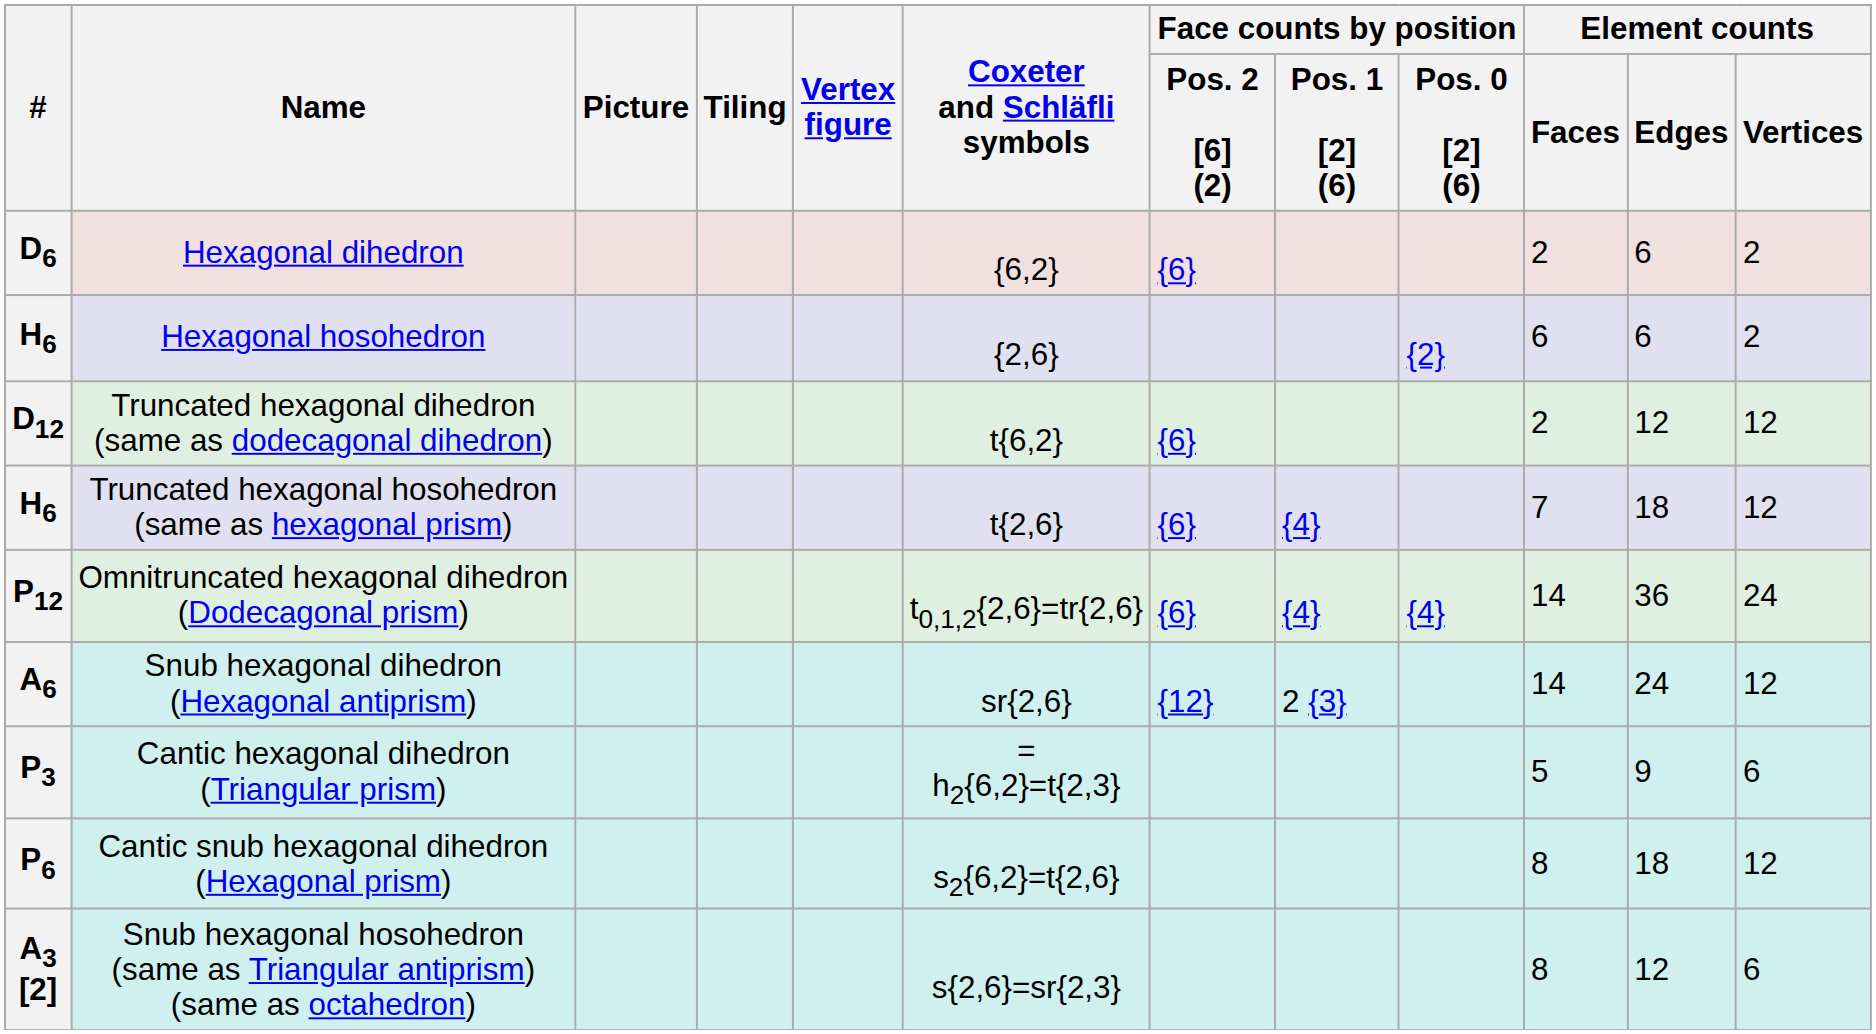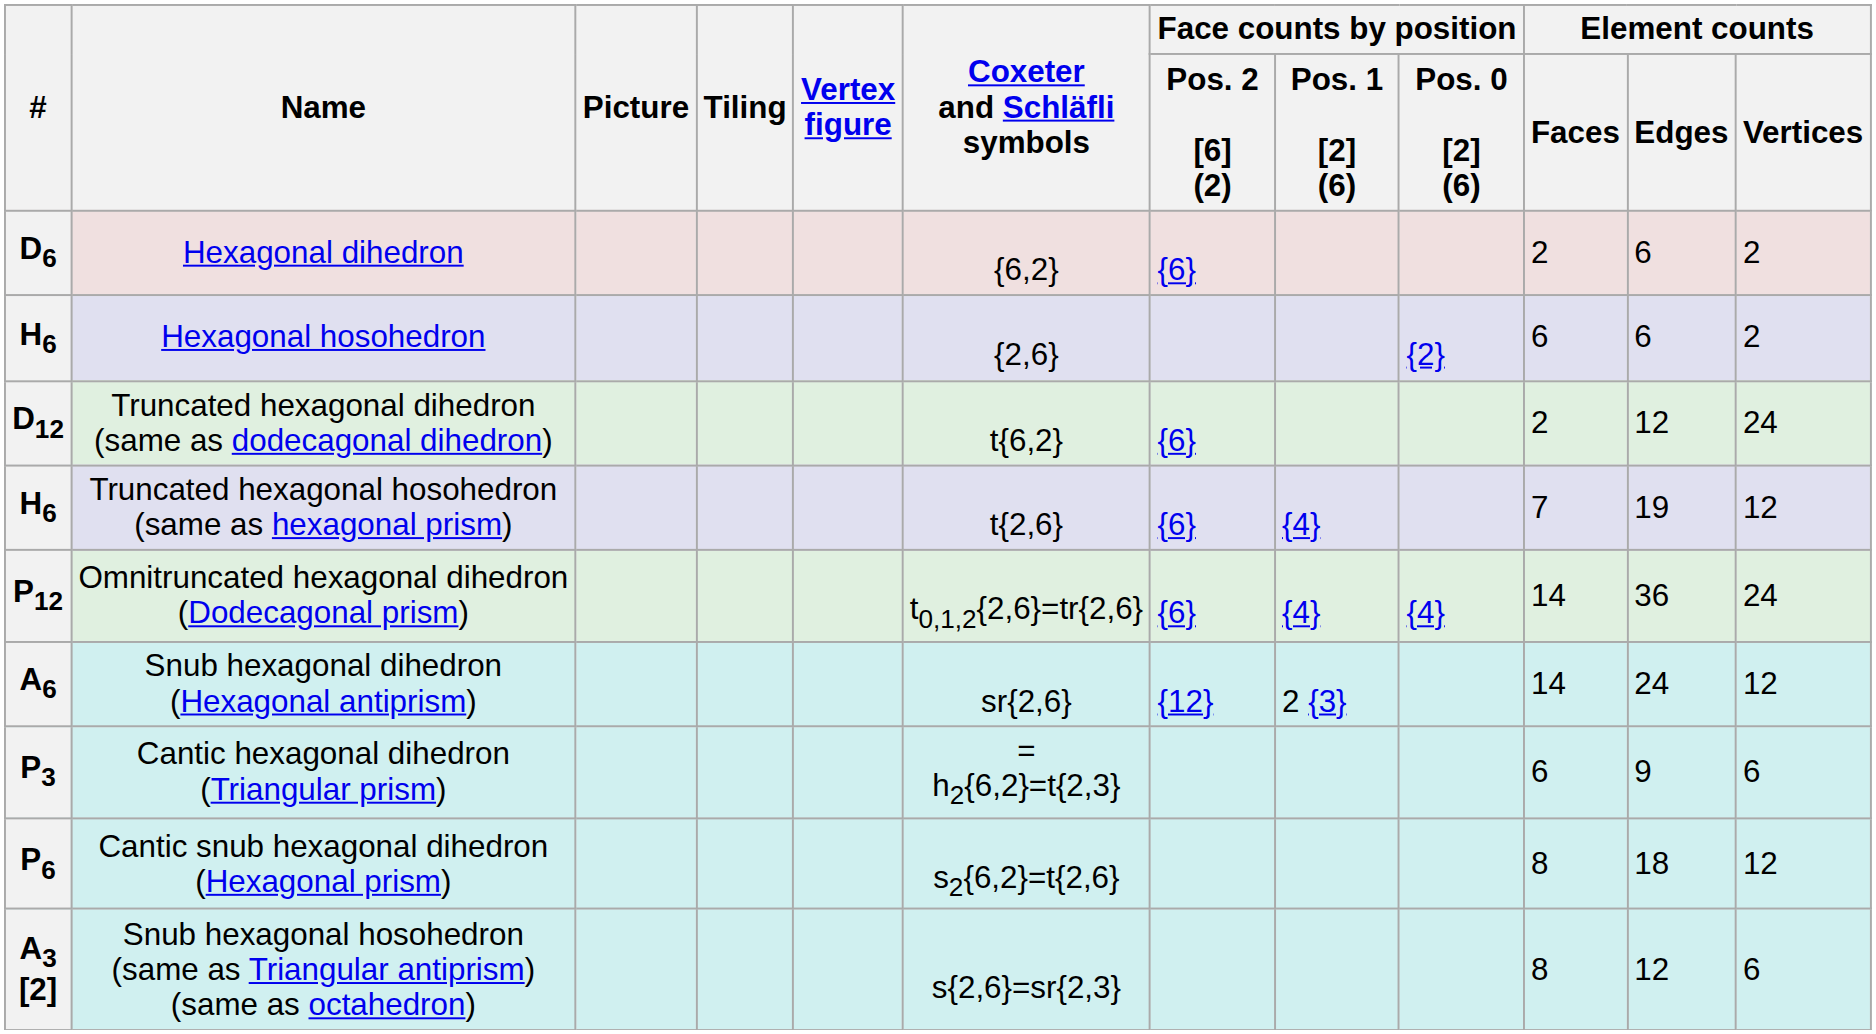(1760, 422) 12 -> (1760, 422) 24
(1652, 507) 18 -> (1652, 507) 19
(1540, 771) 5 -> (1540, 771) 6
